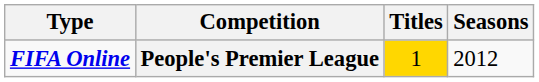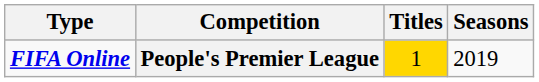(476, 58) 2012 -> (476, 58) 2019
